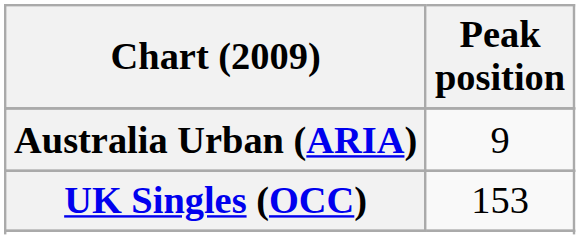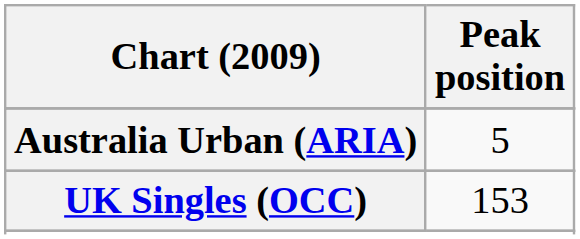(500, 139) 9 -> (500, 139) 5
